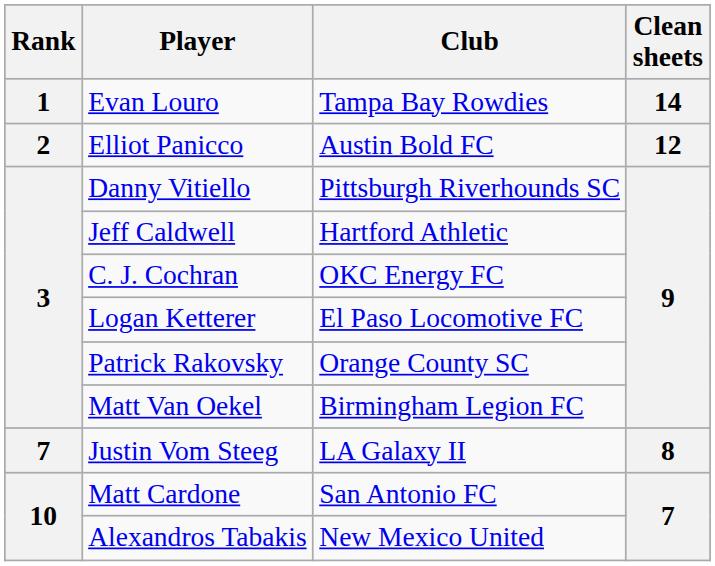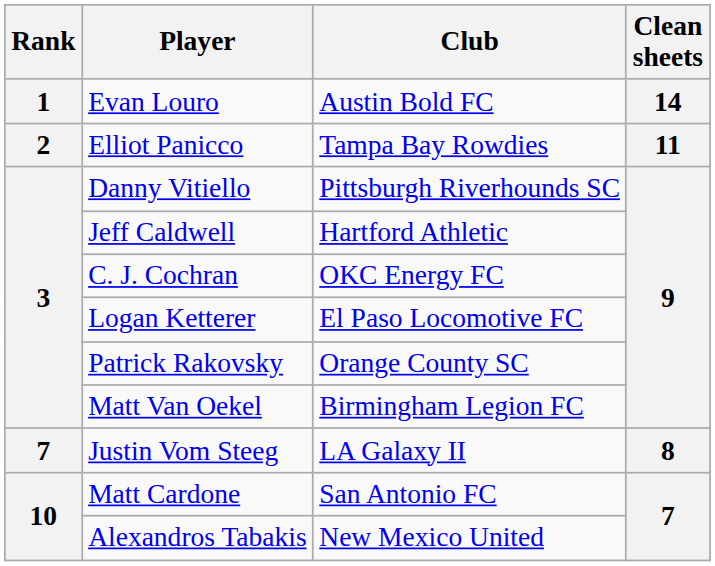(434, 100) Tampa Bay Rowdies -> (406, 100) Austin Bold FC
(406, 144) Austin Bold FC -> (434, 144) Tampa Bay Rowdies
(668, 144) 12 -> (668, 144) 11
